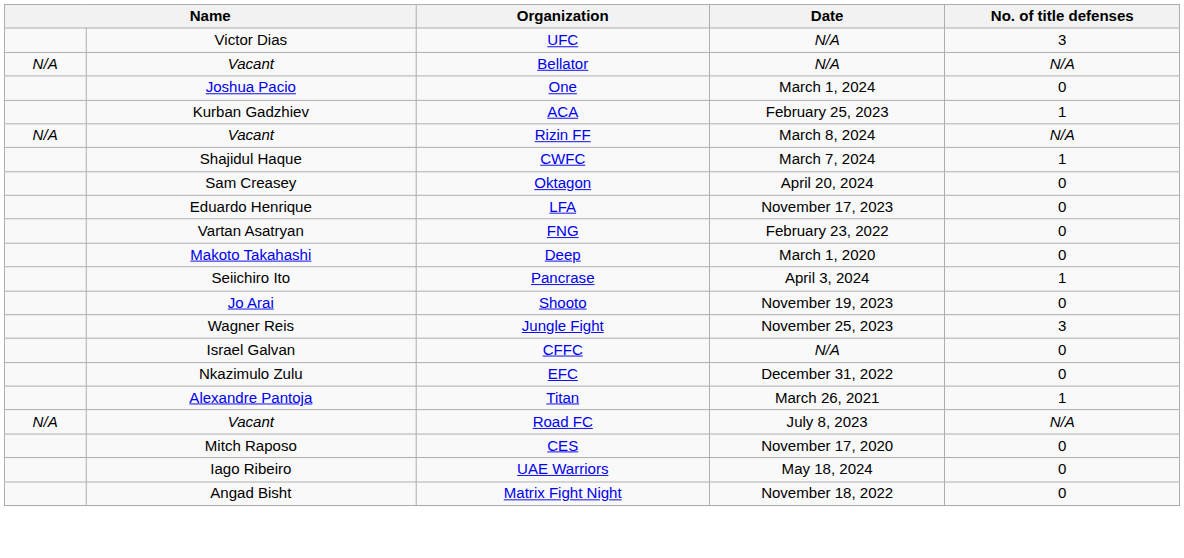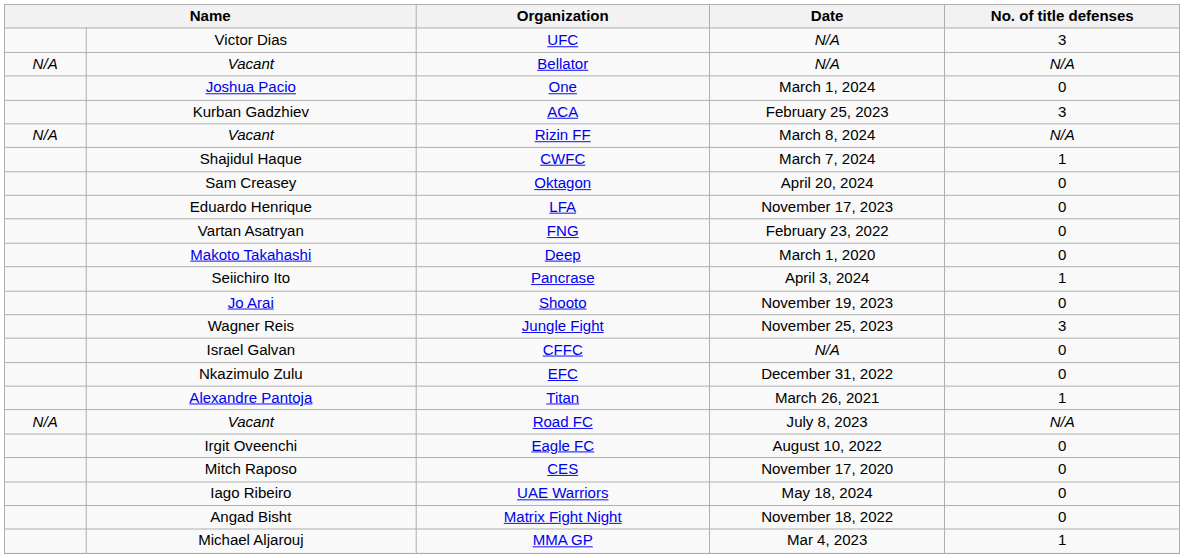(1062, 111) 1 -> (1062, 111) 3
+ row: (563, 445)
+ row: (563, 541)
